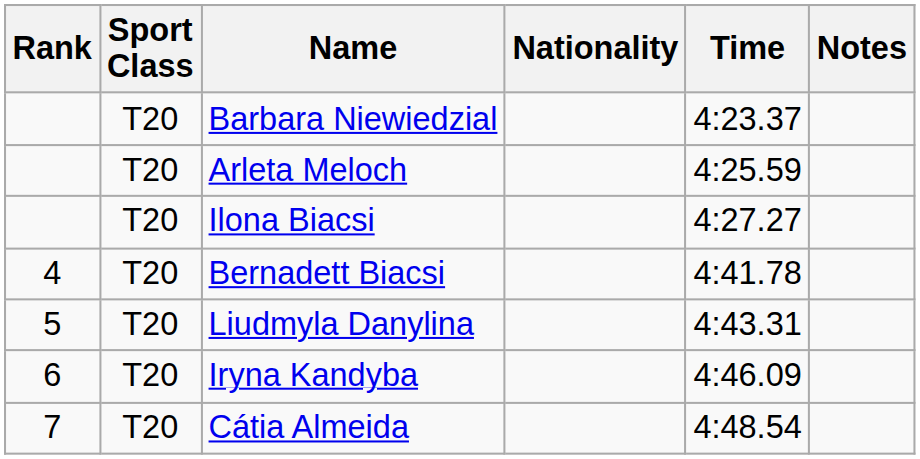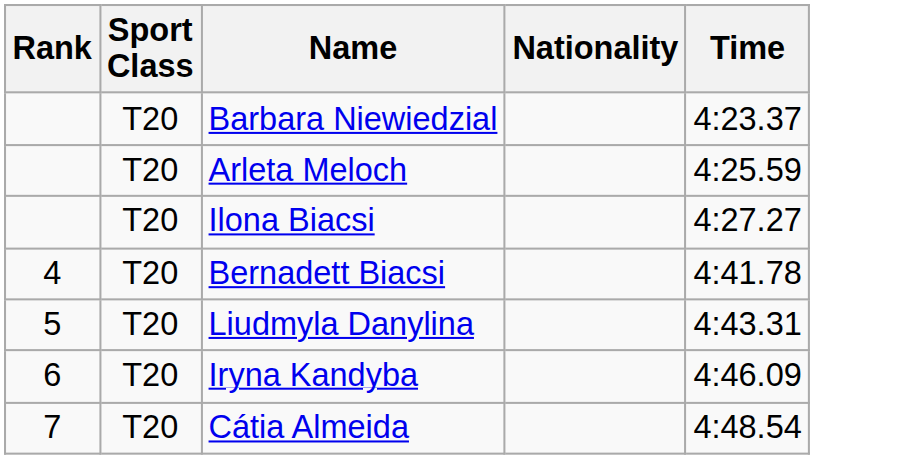- column: (862, 48)
